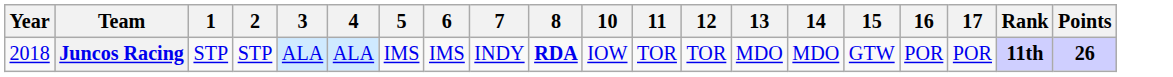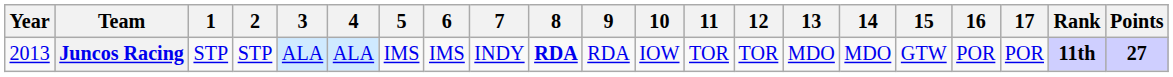+ column: (608, 20)
(30, 53) 2018 -> (30, 53) 2013
(1085, 53) 26 -> (1137, 53) 27
